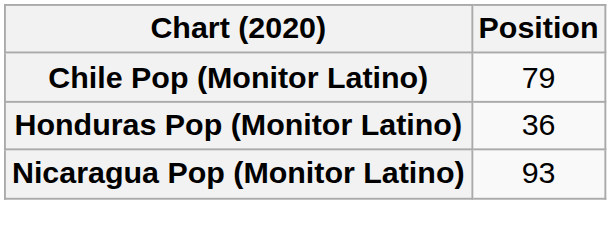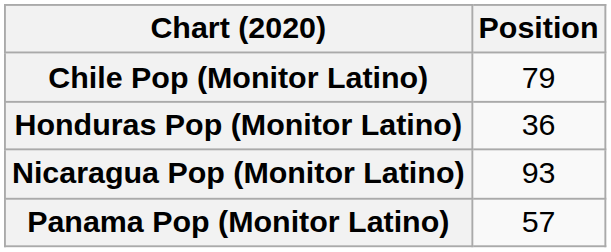+ row: (238, 221)
